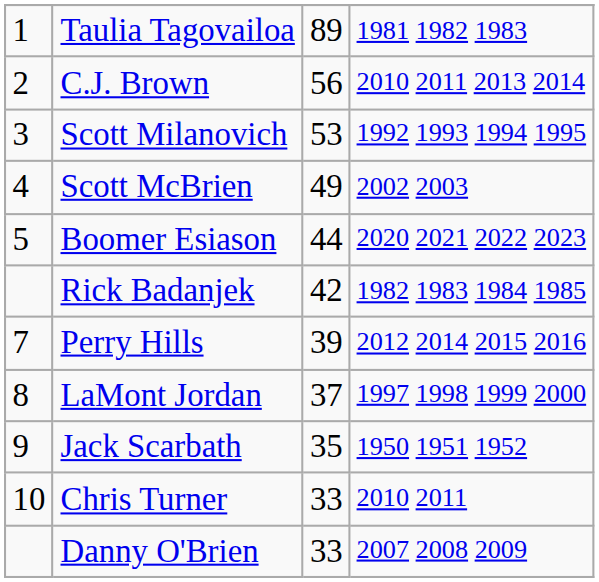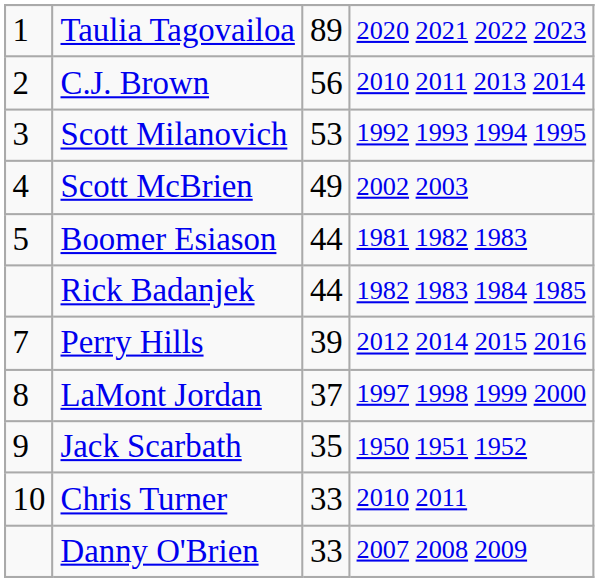(442, 30) 1981 1982 1983 -> (471, 30) 2020 2021 2022 2023
(471, 238) 2020 2021 2022 2023 -> (442, 238) 1981 1982 1983
(326, 290) 42 -> (326, 290) 44
